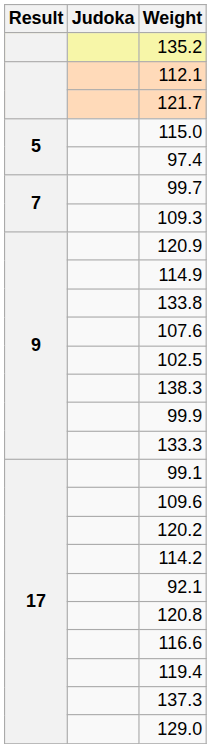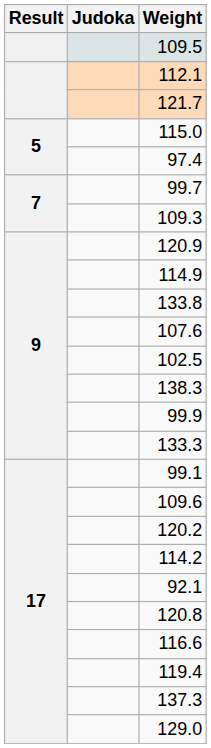- row: (180, 47)
+ row: (180, 47)
